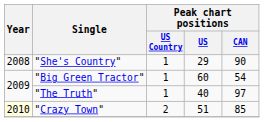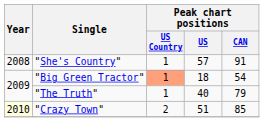(203, 62) 29 -> (203, 62) 57
(240, 62) 90 -> (240, 62) 91
(166, 78) no background -> (166, 78) lightsalmon background
(203, 78) 60 -> (203, 78) 18
(240, 94) 97 -> (240, 94) 79
